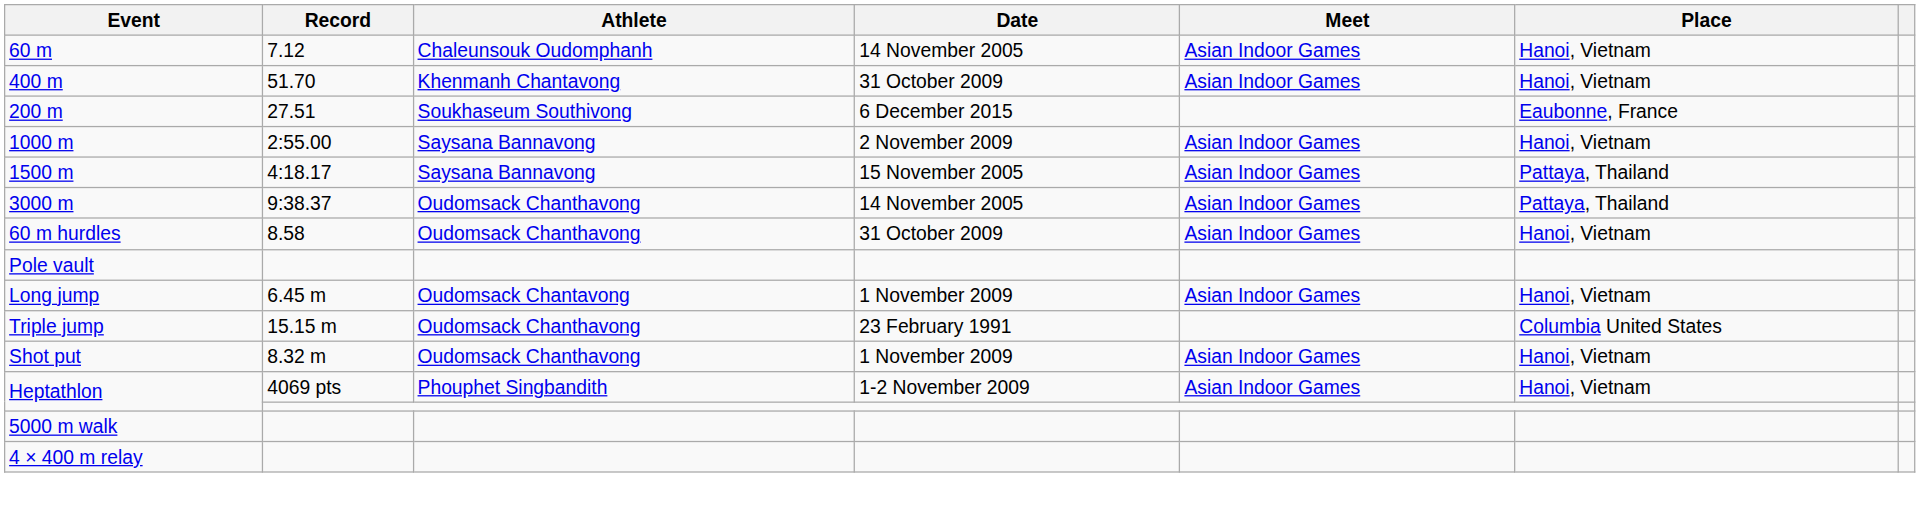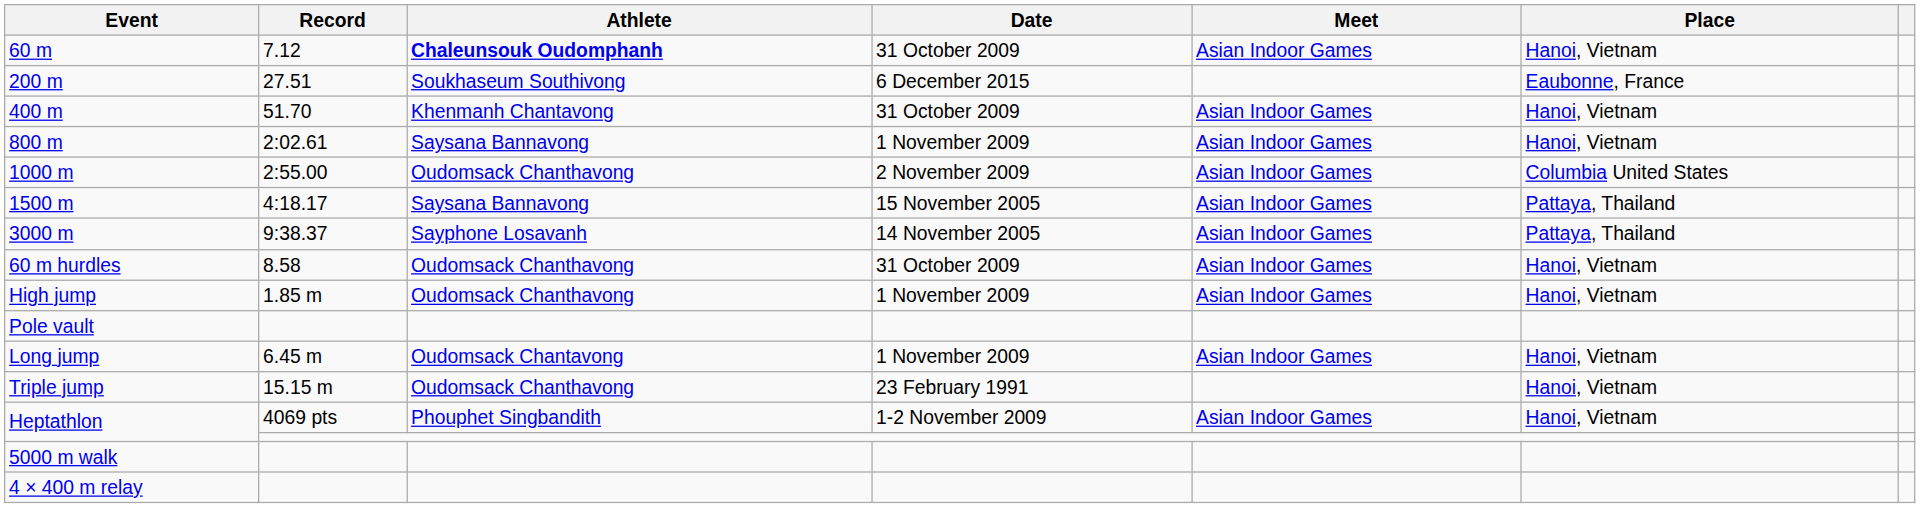(535, 51) normal -> (537, 51) bold
(941, 51) 14 November 2005 -> (948, 51) 31 October 2009
rows swapped: (36, 112) <-> (36, 81)
+ row: (36, 142)
(507, 142) Saysana Bannavong -> (523, 173) Oudomsack Chanthavong
(1585, 142) Hanoi, Vietnam -> (1627, 173) Columbia United States
(529, 203) Oudomsack Chanthavong -> (499, 234) Sayphone Losavanh
+ row: (53, 295)
(1621, 326) Columbia United States -> (1591, 387) Hanoi, Vietnam
- row: (45, 356)
